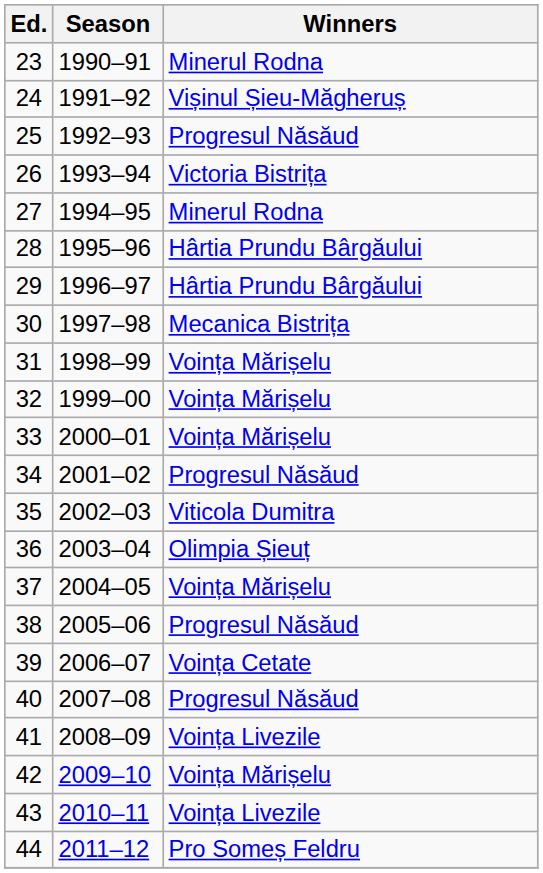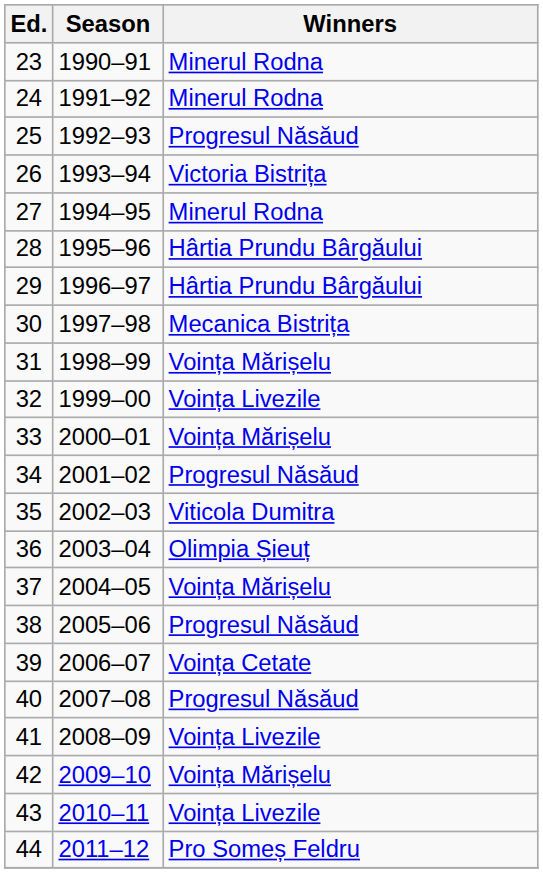(287, 99) Vișinul Șieu-Măgheruș -> (246, 99) Minerul Rodna
(250, 399) Voința Mărișelu -> (245, 399) Voința Livezile
